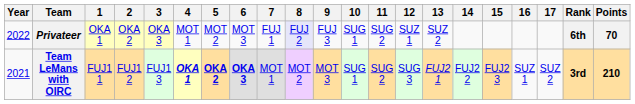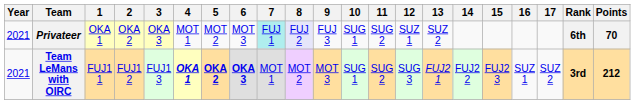(18, 35) 2022 -> (18, 35) 2021
(271, 35) no background -> (271, 35) paleturquoise background
(611, 75) 210 -> (611, 75) 212
